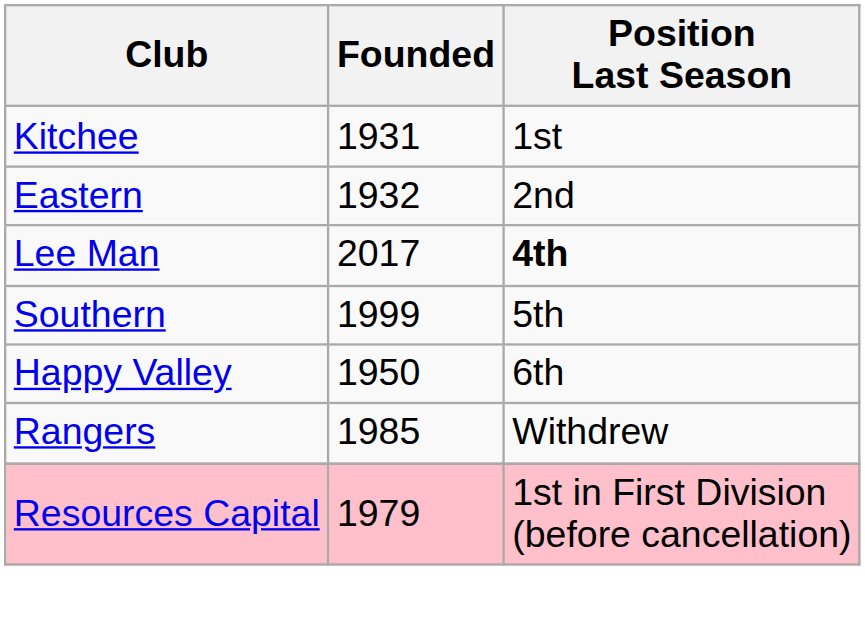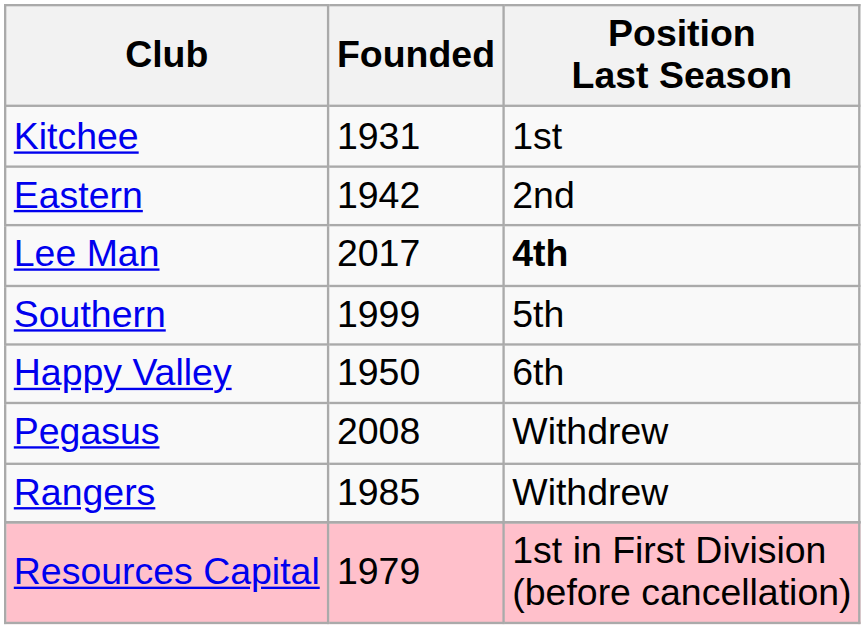(379, 195) 1932 -> (379, 195) 1942
+ row: (87, 432)
